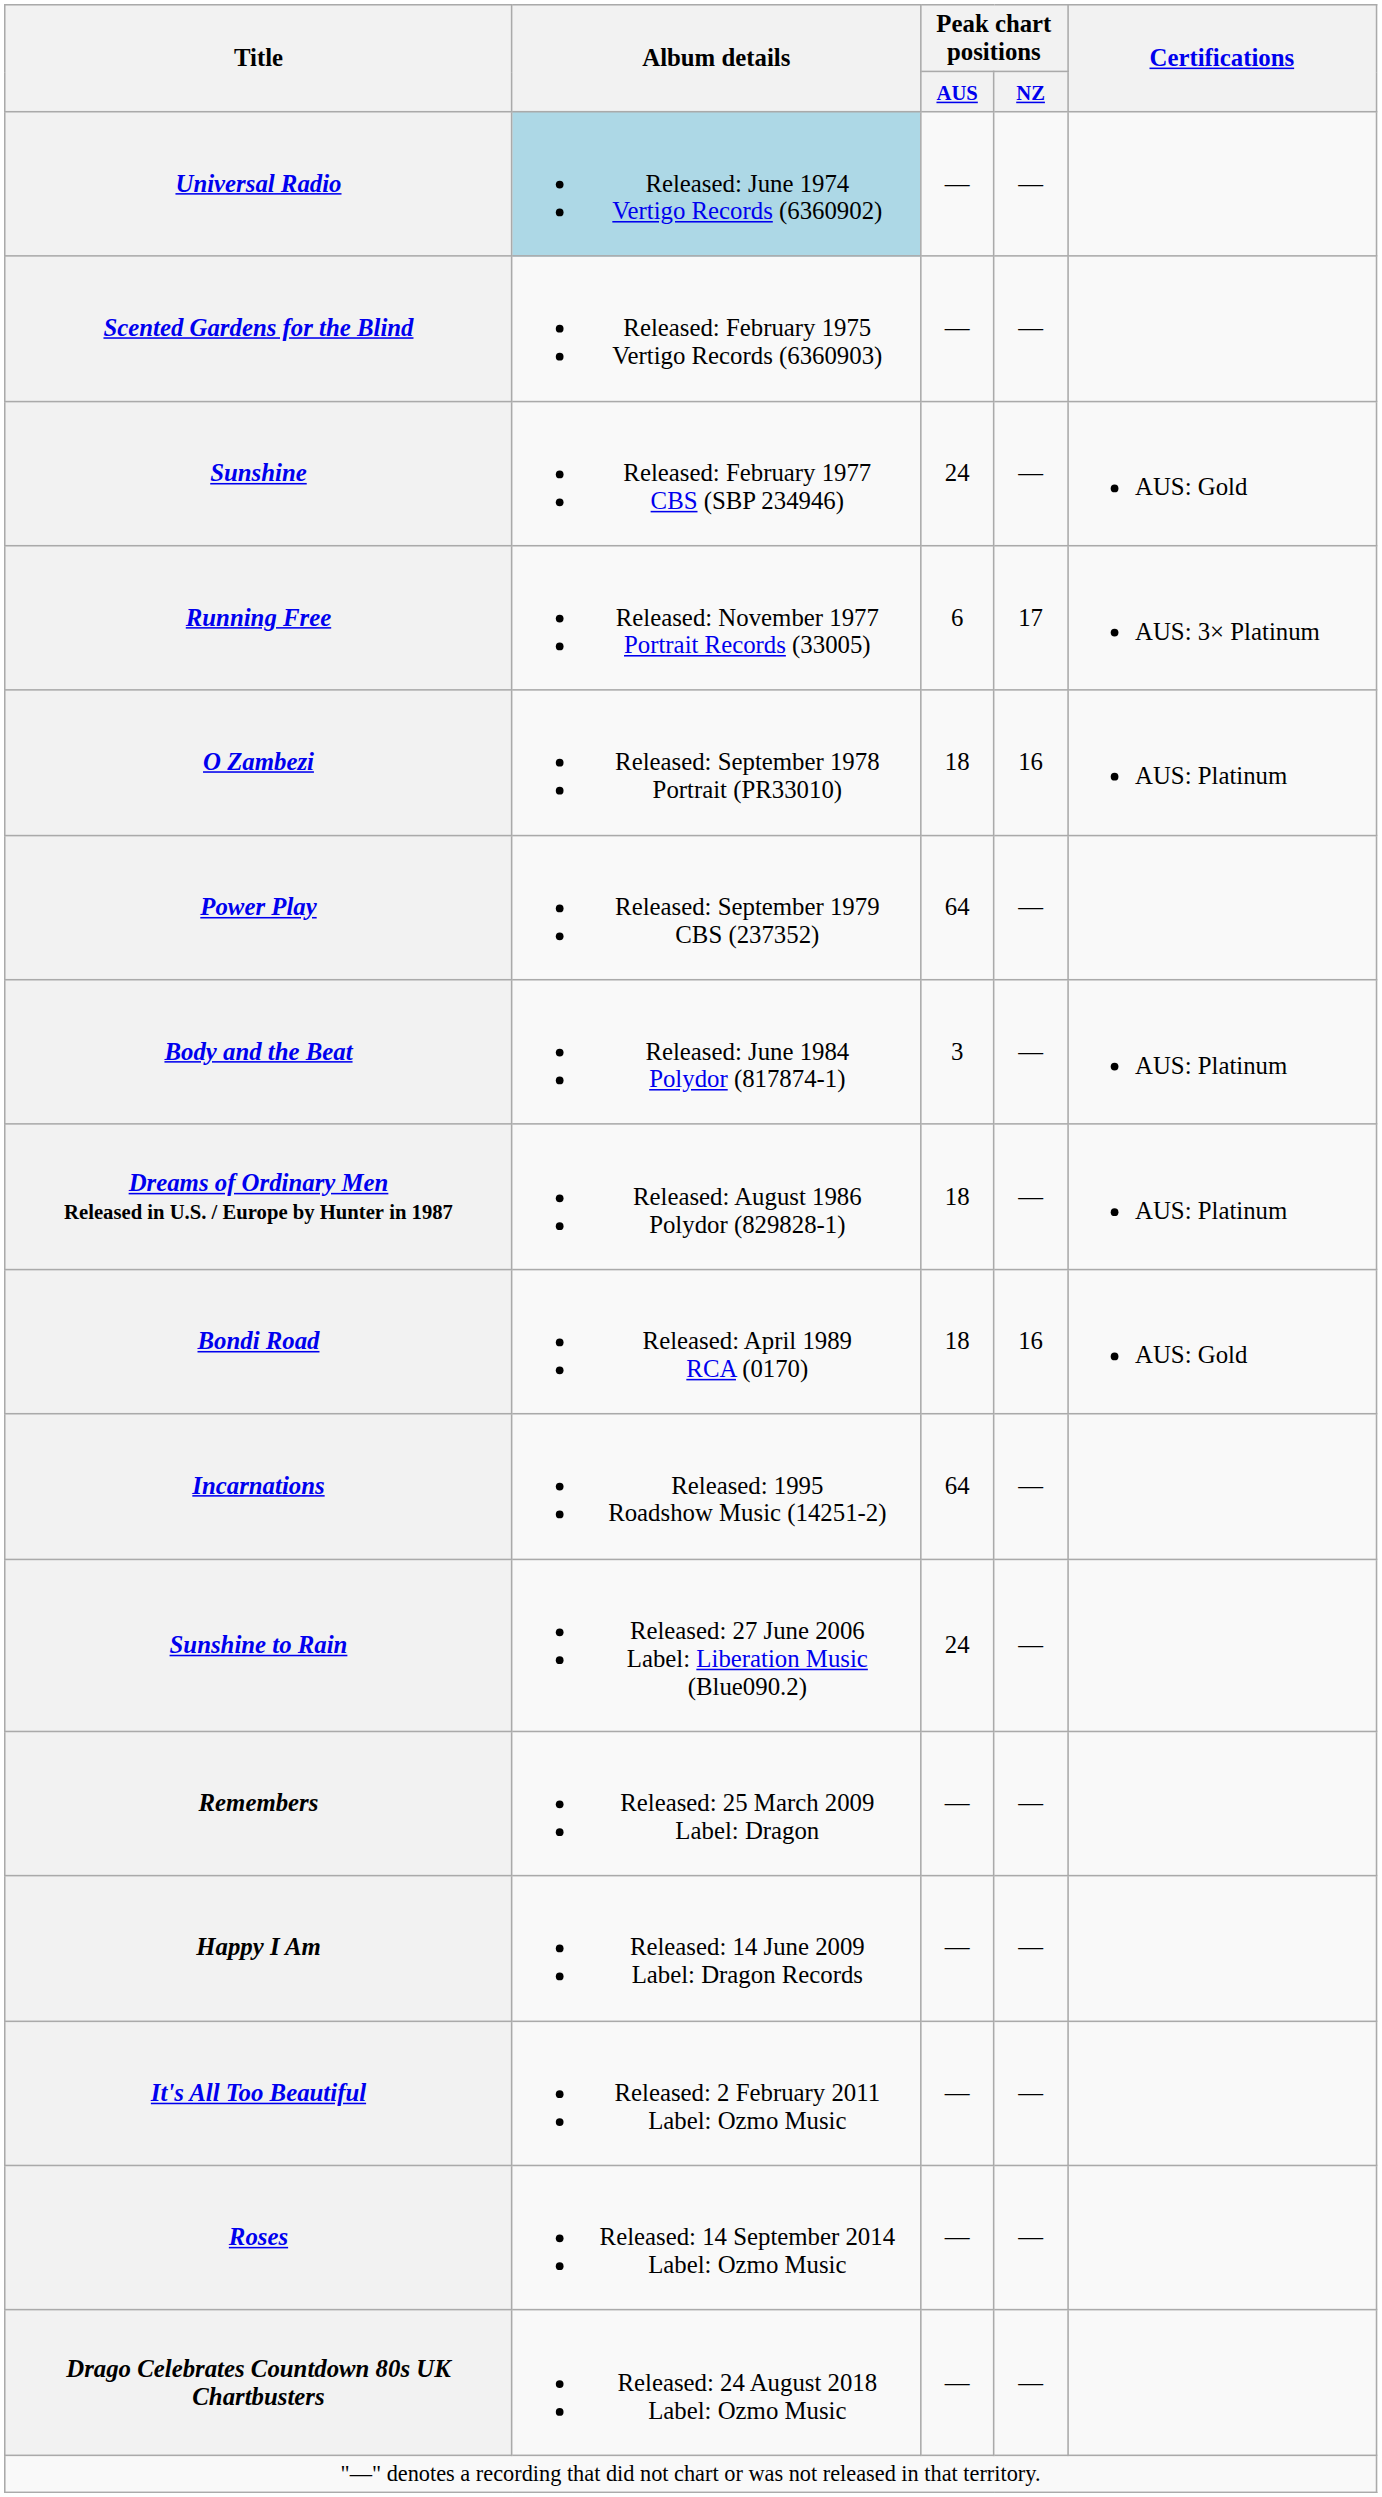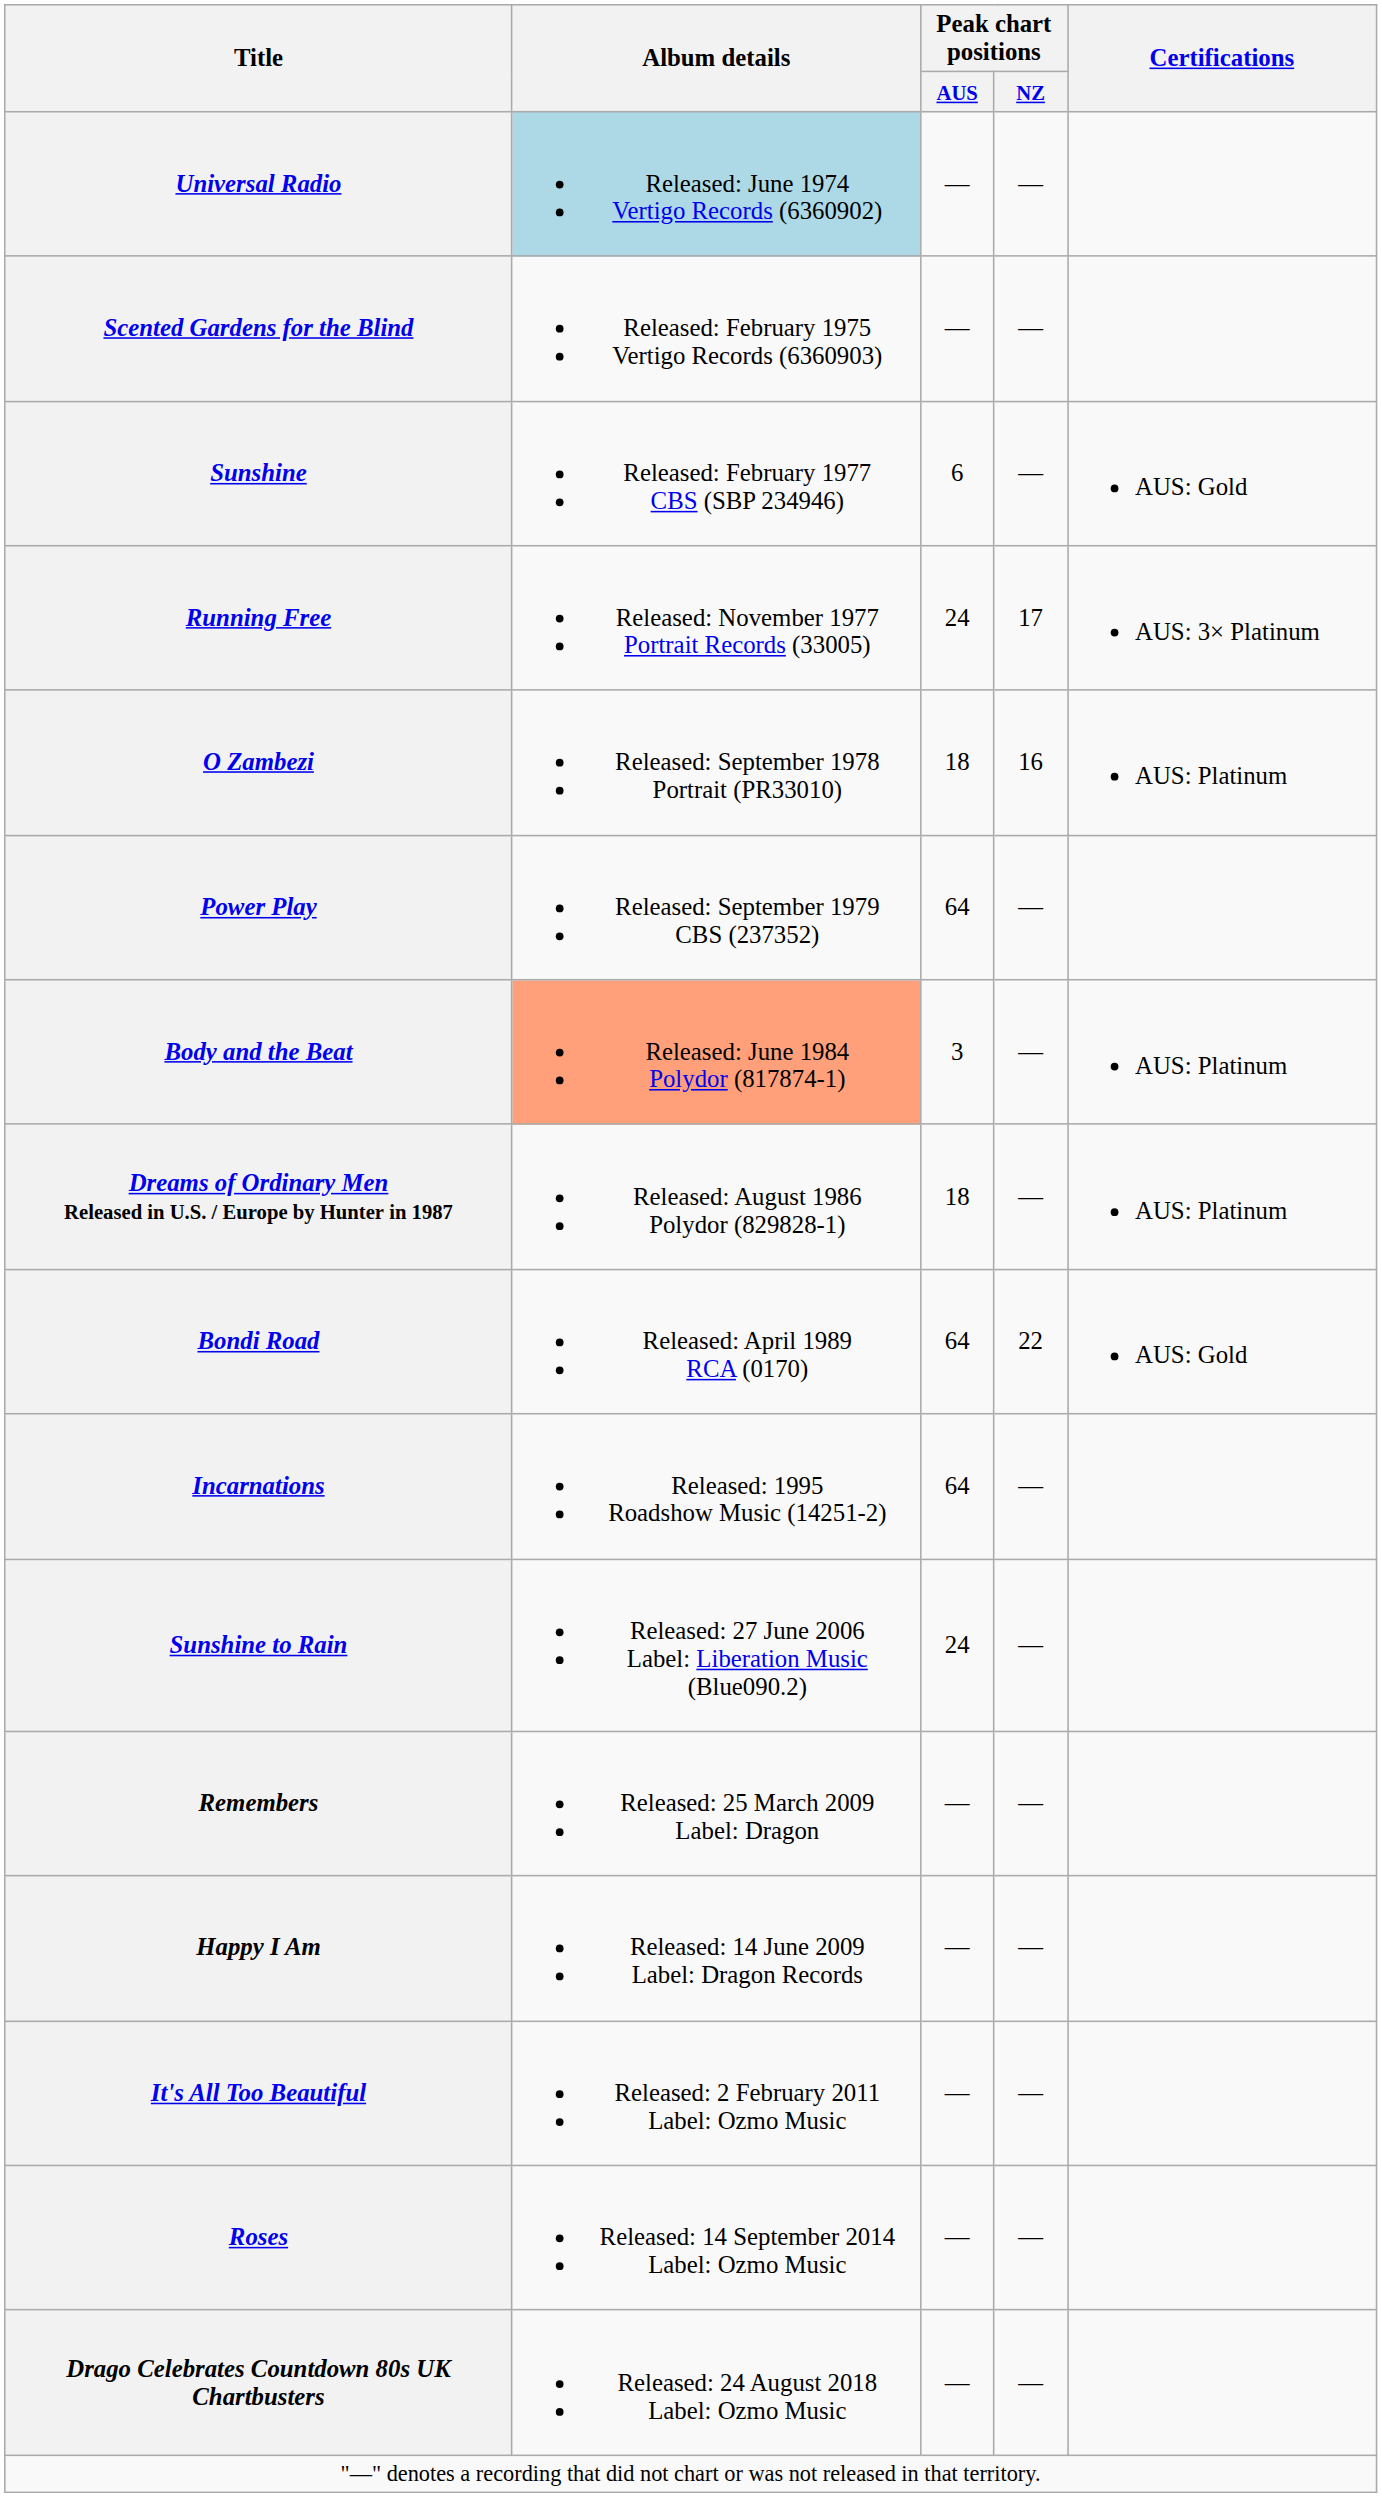(957, 472) 24 -> (957, 472) 6
(957, 617) 6 -> (957, 617) 24
(716, 1066) no background -> (716, 1066) lightsalmon background
(957, 1341) 18 -> (957, 1341) 64
(1031, 1341) 16 -> (1031, 1341) 22
